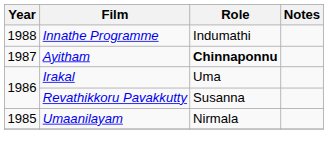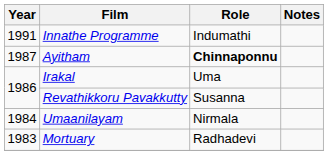(22, 35) 1988 -> (22, 35) 1991
(22, 118) 1985 -> (22, 118) 1984
+ row: (69, 139)
